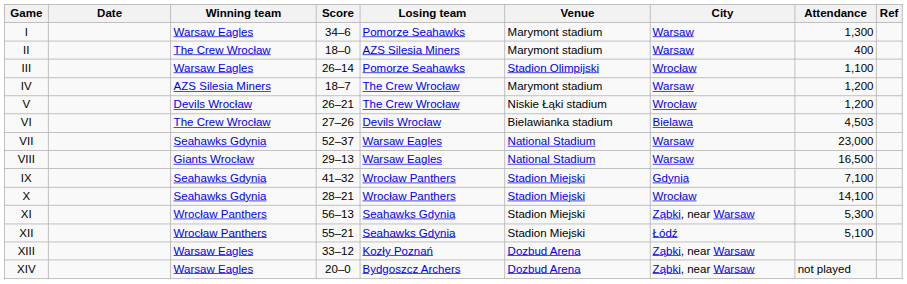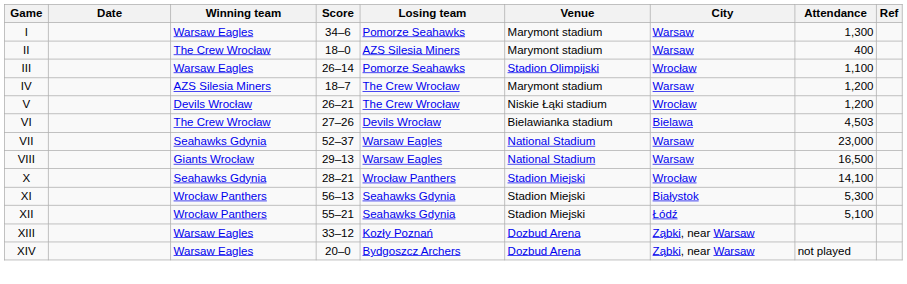- row: (26, 178)
(704, 214) Ząbki, near Warsaw -> (676, 196) Białystok
